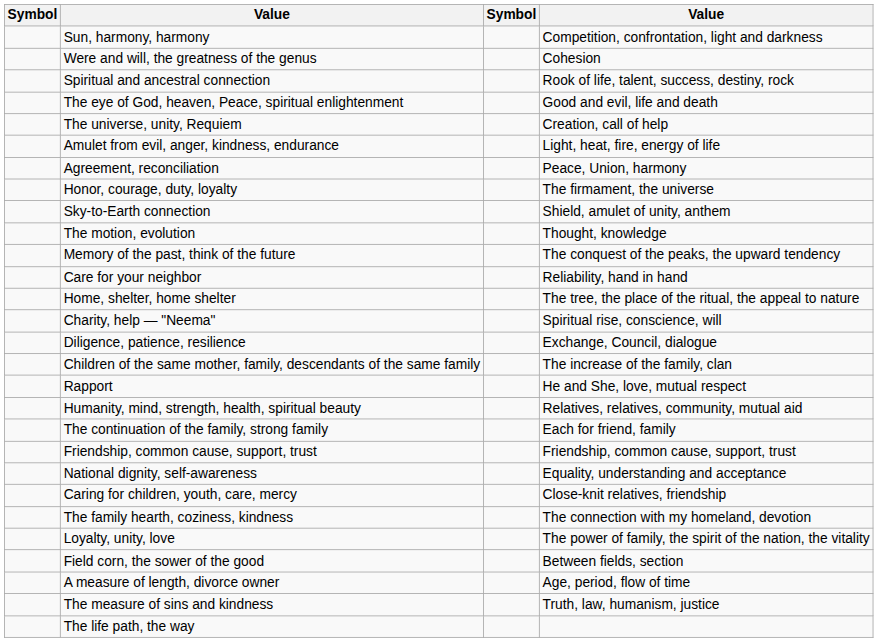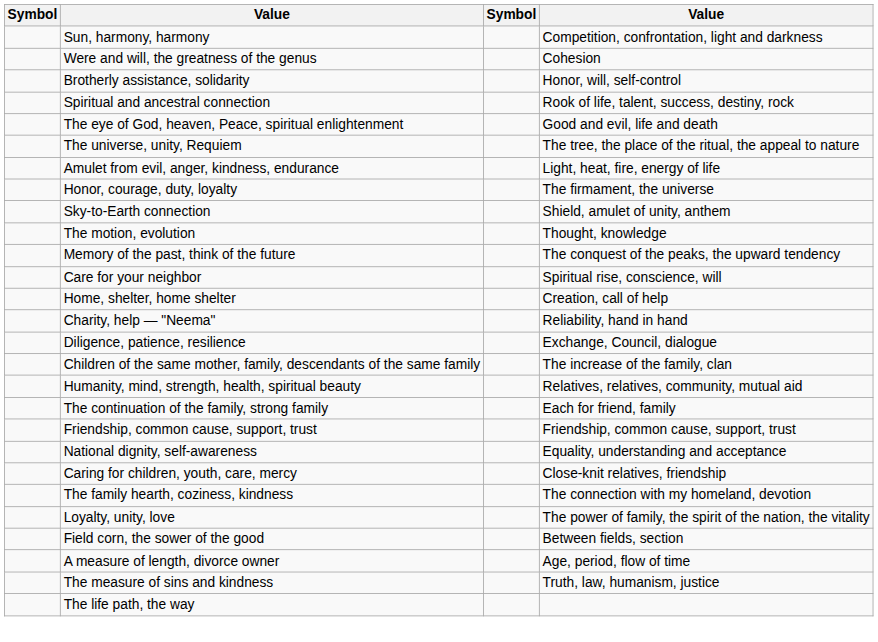+ row: (157, 80)
(605, 124) Creation, call of help -> (701, 146) The tree, the place of the ritual, the appeal to nature
- row: (141, 168)
(615, 277) Reliability, hand in hand -> (632, 277) Spiritual rise, conscience, will
(701, 299) The tree, the place of the ritual, the appeal to nature -> (605, 299) Creation, call of help
(632, 320) Spiritual rise, conscience, will -> (615, 320) Reliability, hand in hand
- row: (88, 386)
